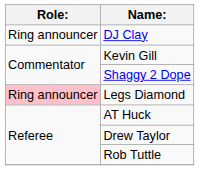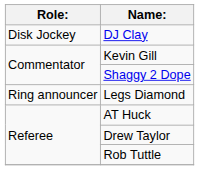(53, 35) Ring announcer -> (42, 35) Disk Jockey
(53, 95) pink background -> (53, 95) no background
